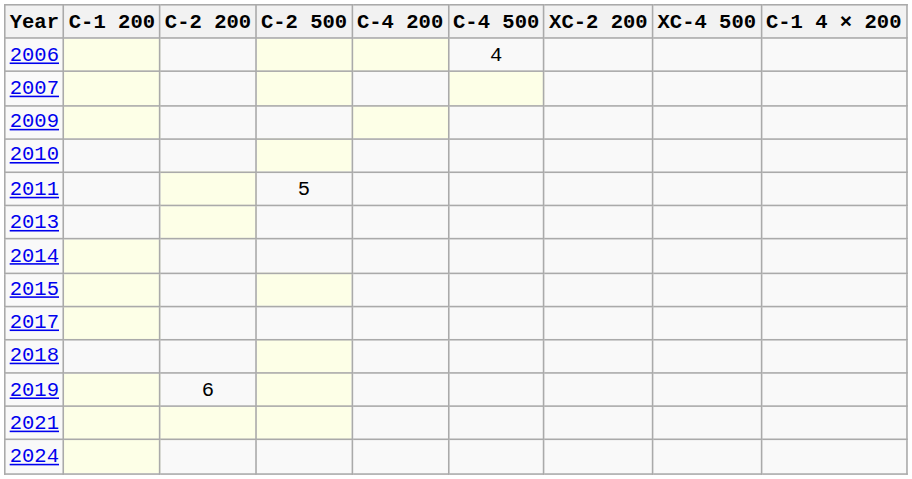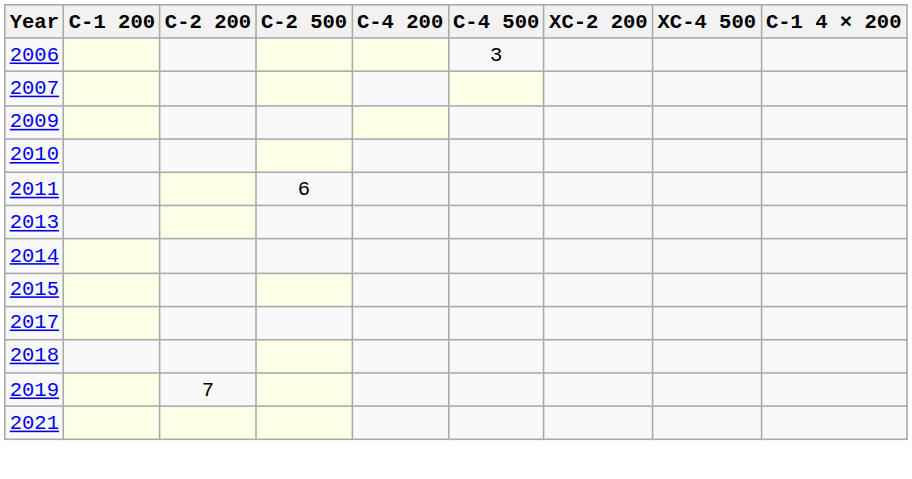(496, 55) 4 -> (496, 55) 3
(304, 189) 5 -> (304, 189) 6
(208, 390) 6 -> (208, 390) 7
- row: (34, 457)
